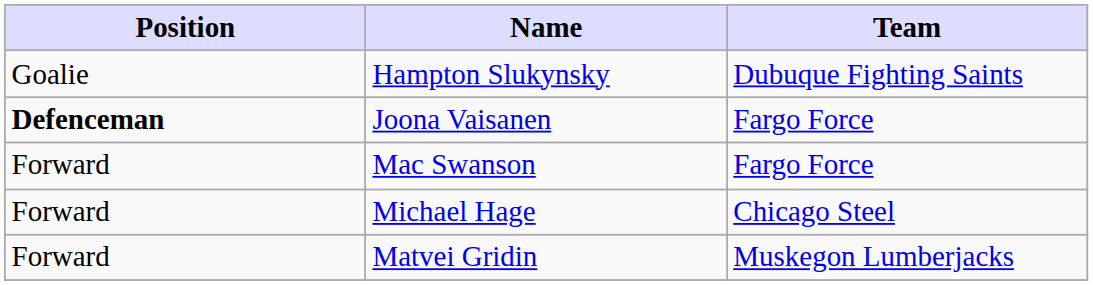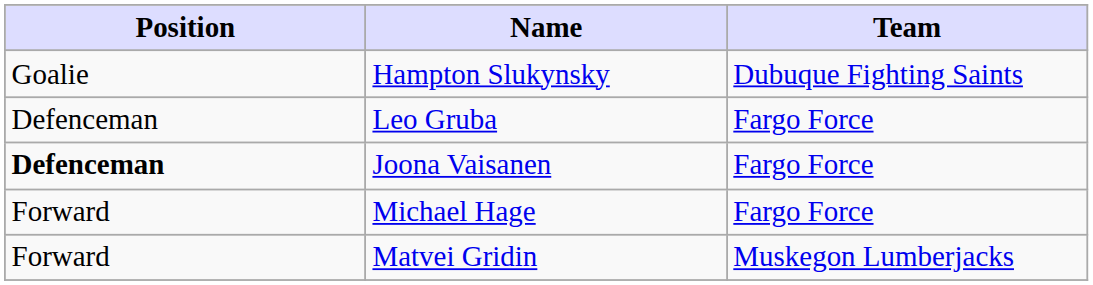+ row: (435, 119)
- row: (454, 165)
(814, 211) Chicago Steel -> (803, 211) Fargo Force
